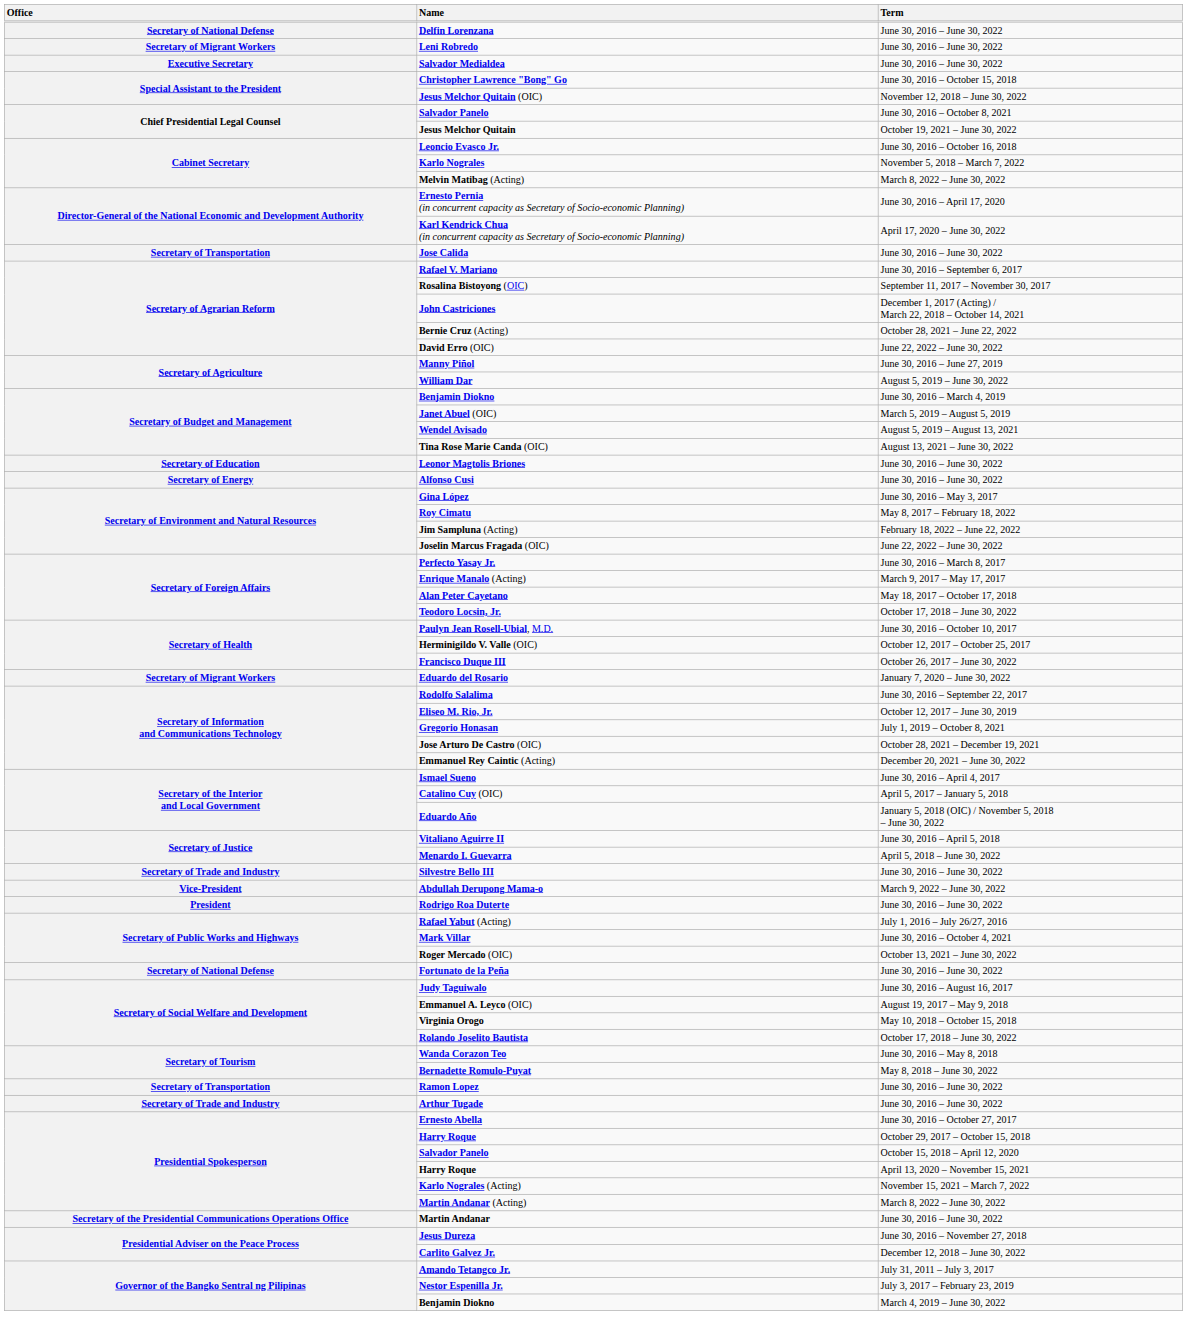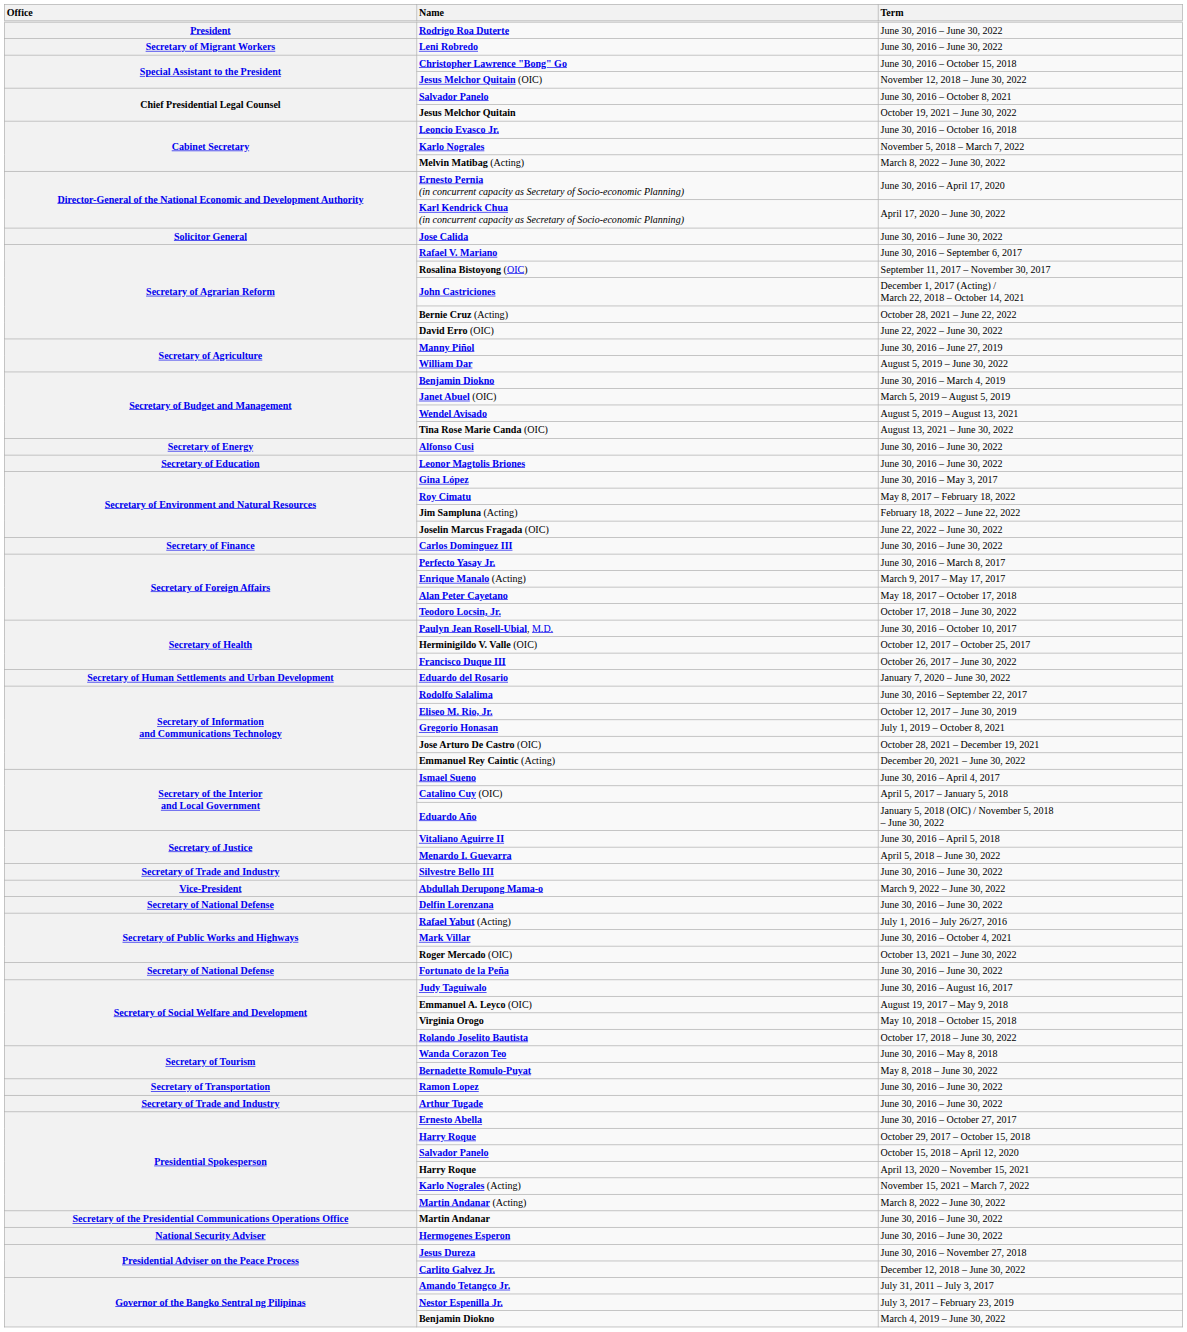rows swapped: (464, 905) <-> (456, 30)
- row: (462, 63)
(210, 253) Secretary of Transportation -> (210, 236) Solicitor General
rows swapped: (472, 463) <-> (446, 479)
+ row: (466, 546)
(210, 678) Secretary of Migrant Workers -> (210, 678) Secretary of Human Settlements and Urban Development
+ row: (465, 1236)
